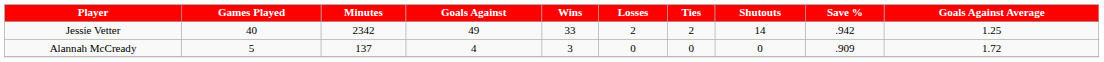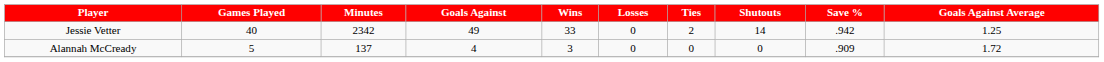(633, 30) 2 -> (633, 30) 0
